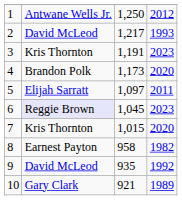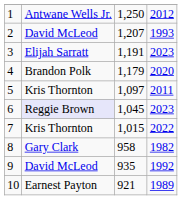(131, 33) 1,217 -> (131, 33) 1,207
(59, 52) Kris Thornton -> (56, 52) Elijah Sarratt
(131, 71) 1,173 -> (131, 71) 1,179
(56, 90) Elijah Sarratt -> (59, 90) Kris Thornton
(162, 128) 2020 -> (162, 128) 2022
(61, 147) Earnest Payton -> (51, 147) Gary Clark
(51, 185) Gary Clark -> (61, 185) Earnest Payton
